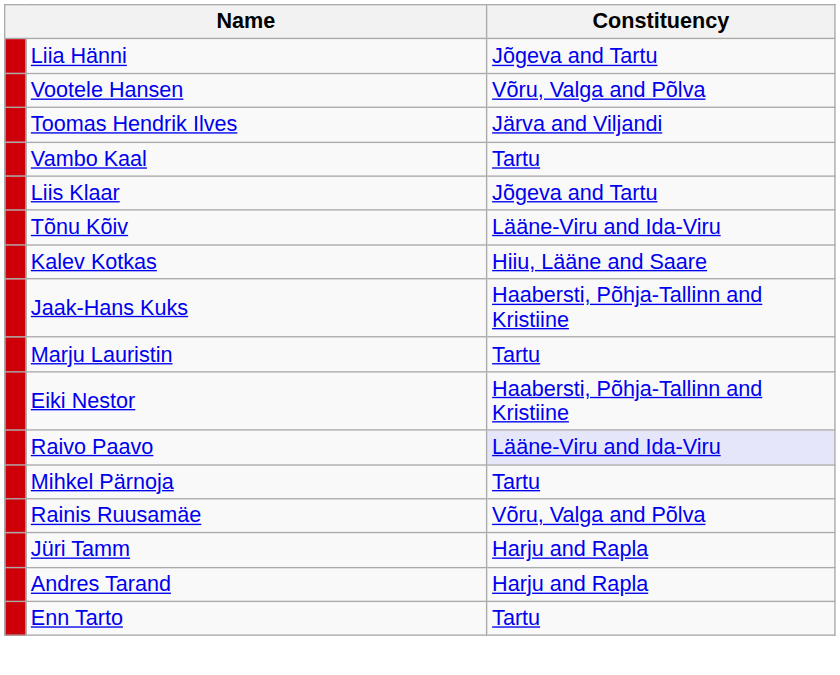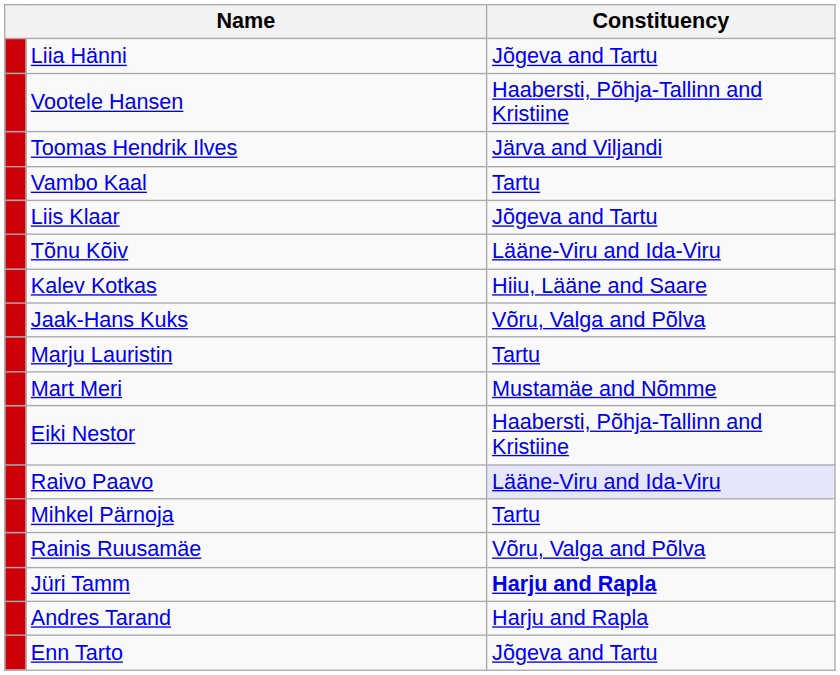(599, 90) Võru, Valga and Põlva -> (627, 102) Haabersti, Põhja-Tallinn and Kristiine
(627, 307) Haabersti, Põhja-Tallinn and Kristiine -> (599, 319) Võru, Valga and Põlva
+ row: (76, 388)
(570, 549) normal -> (574, 584) bold
(516, 618) Tartu -> (575, 652) Jõgeva and Tartu
